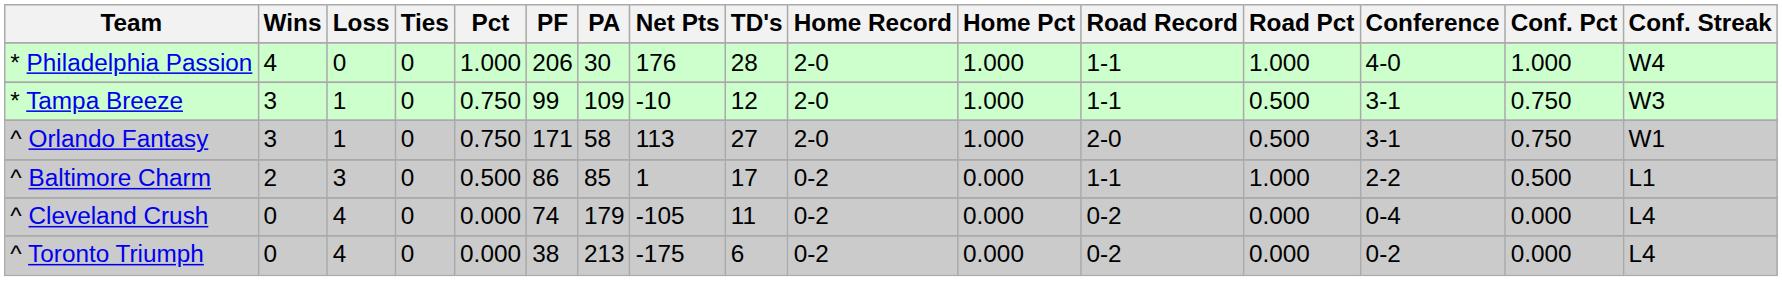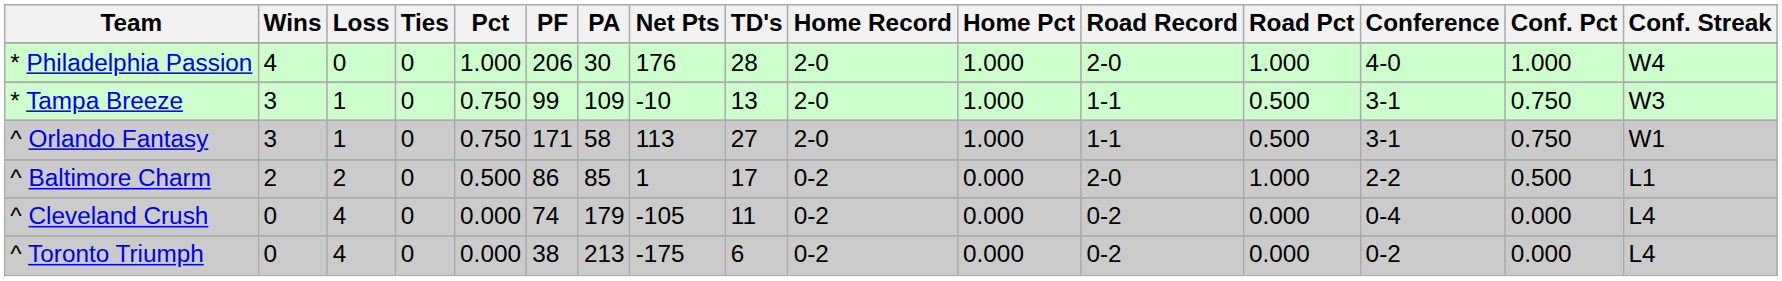(1104, 62) 1-1 -> (1104, 62) 2-0
(744, 100) 12 -> (744, 100) 13
(1104, 139) 2-0 -> (1104, 139) 1-1
(339, 178) 3 -> (339, 178) 2
(1104, 178) 1-1 -> (1104, 178) 2-0
